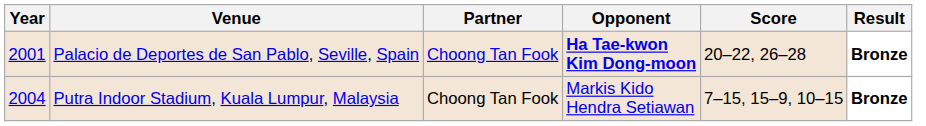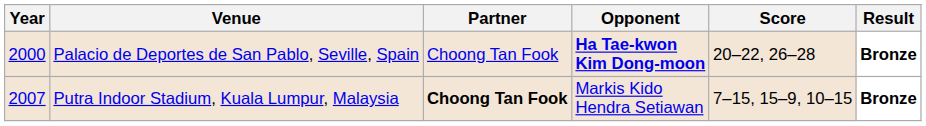(27, 54) 2001 -> (27, 54) 2000
(27, 99) 2004 -> (27, 99) 2007
(493, 99) normal -> (497, 99) bold
